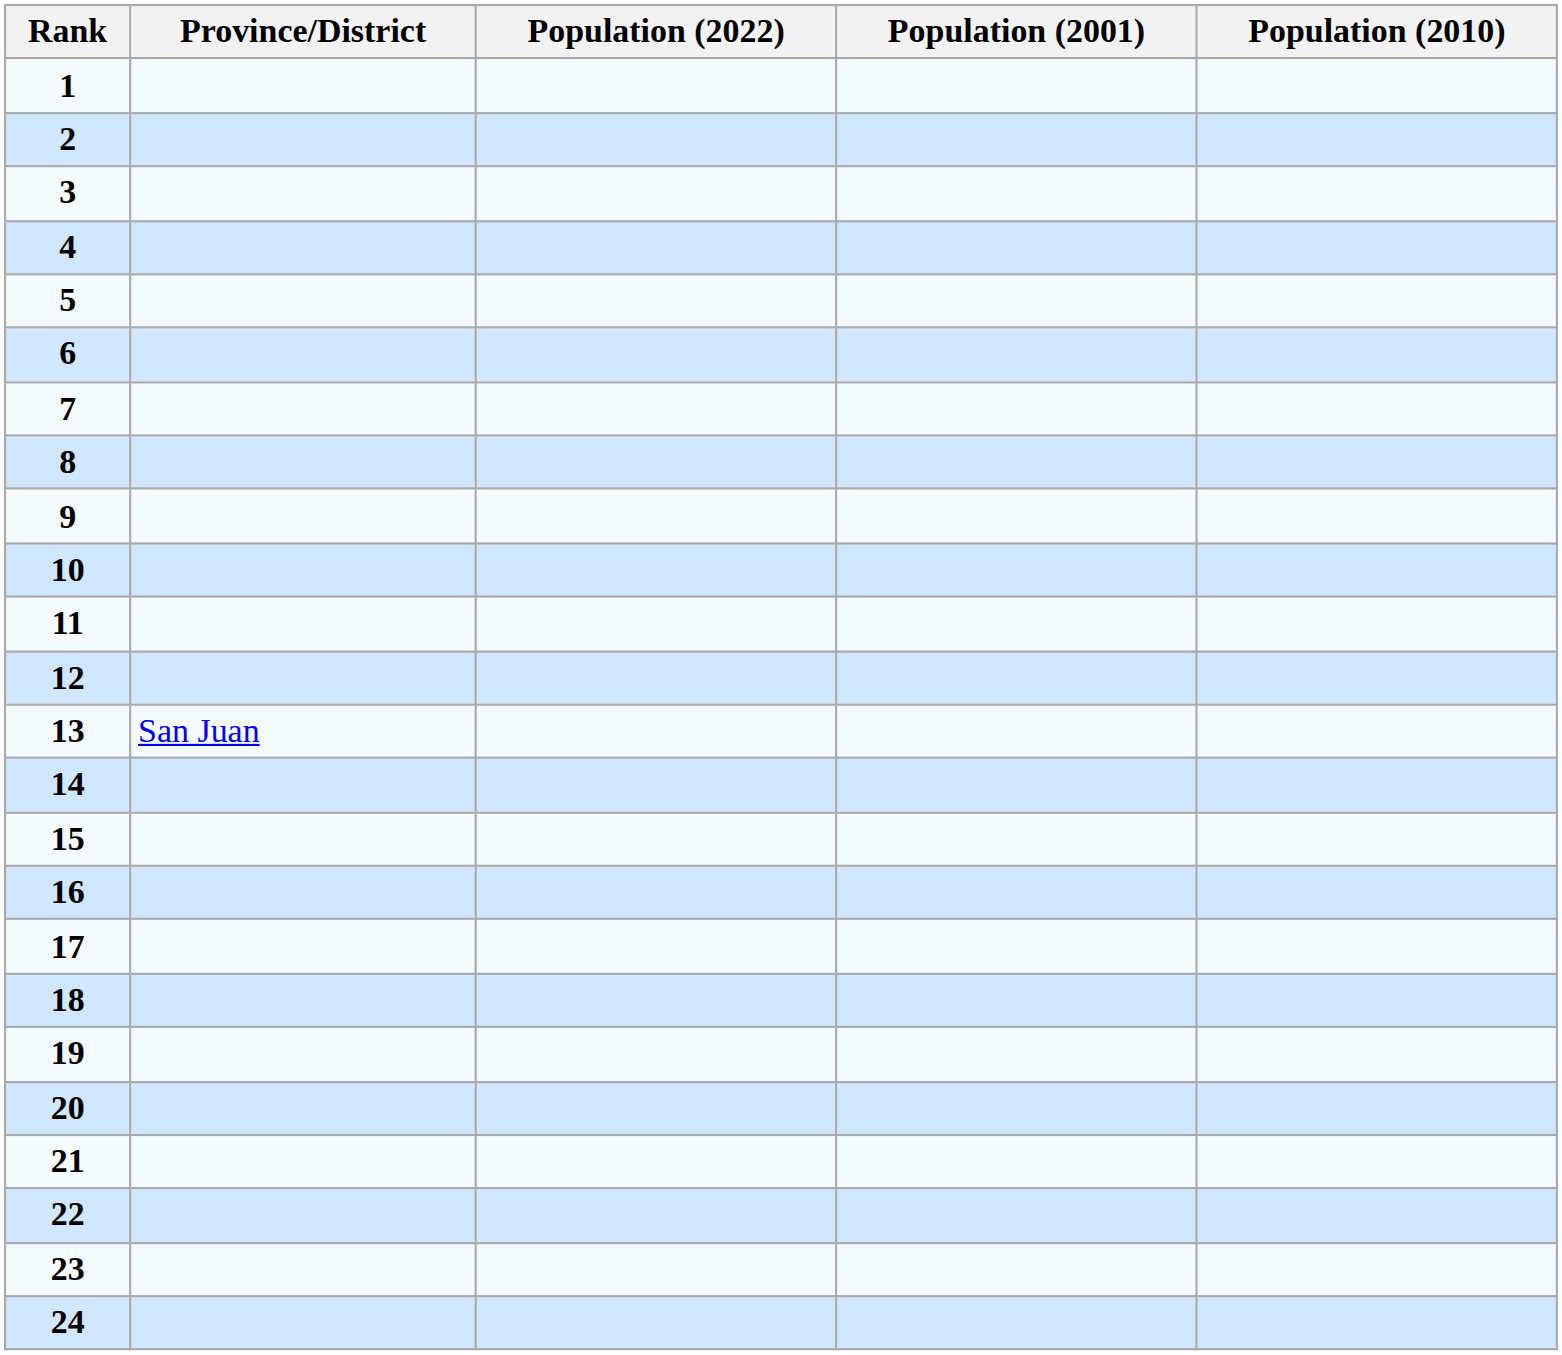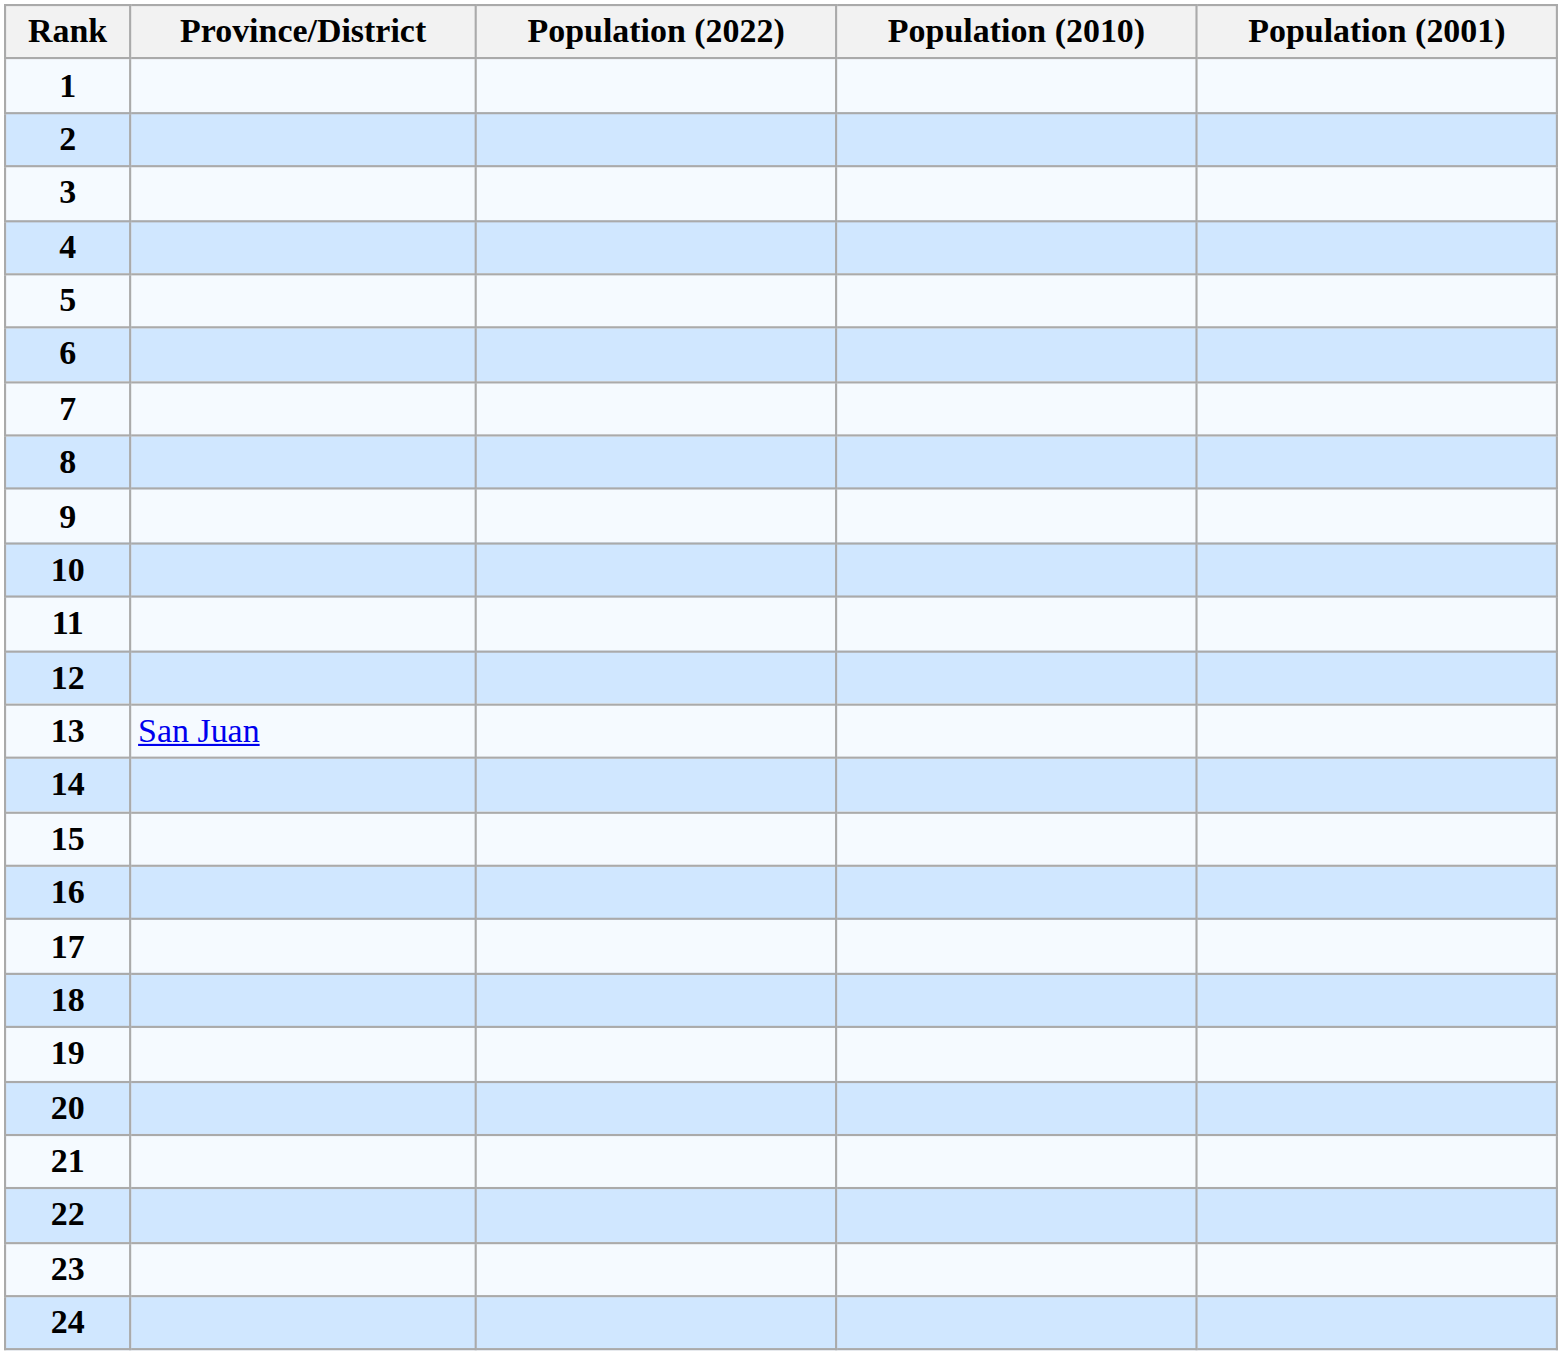columns swapped: (1377, 31) <-> (1016, 31)
